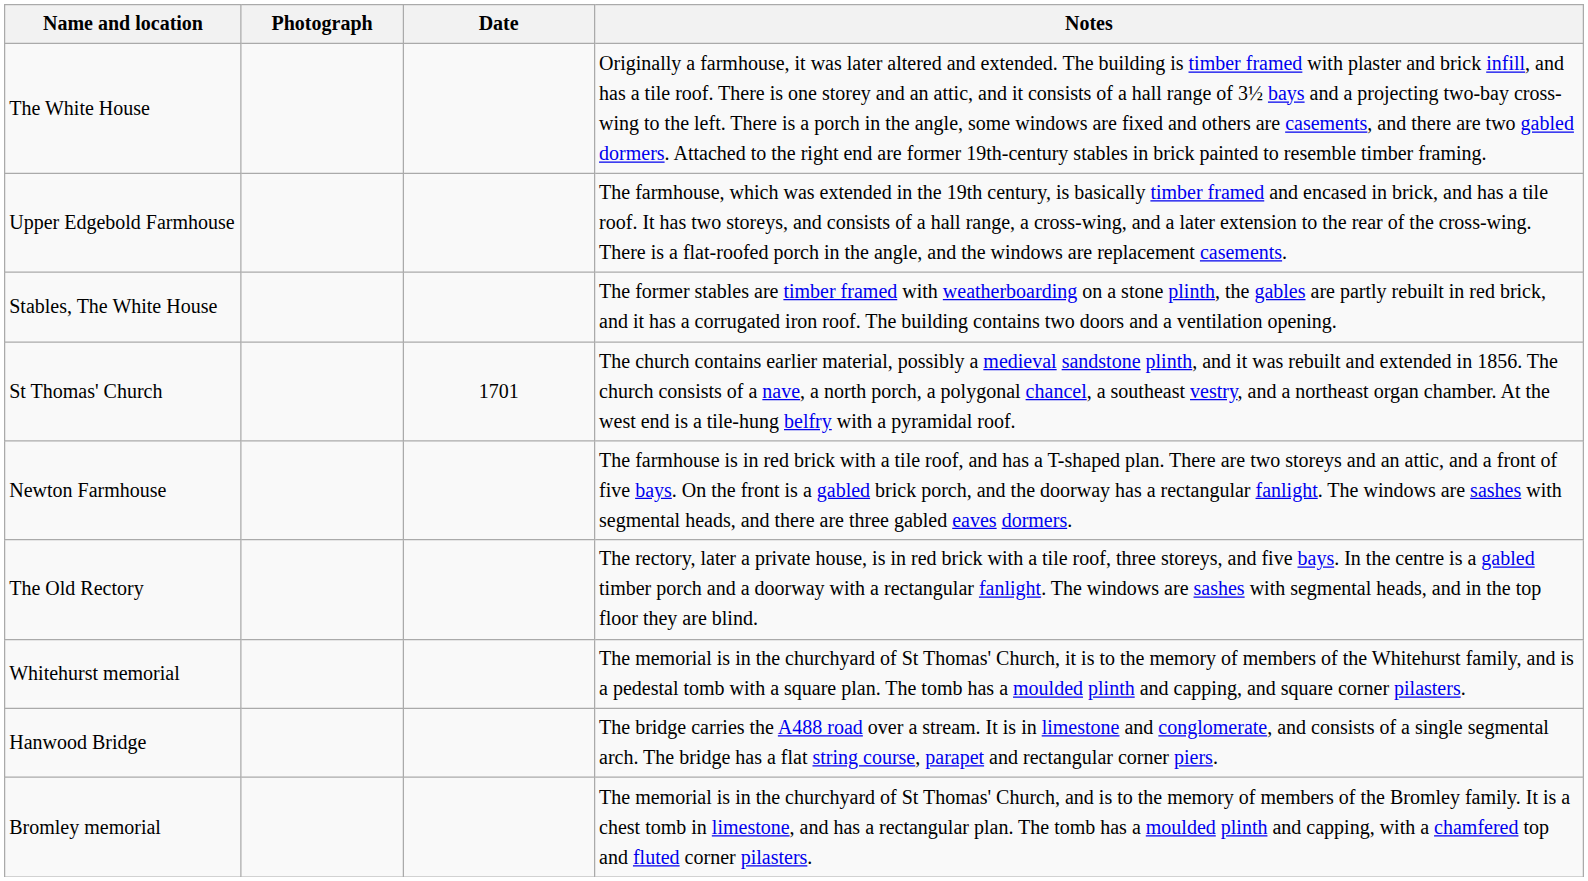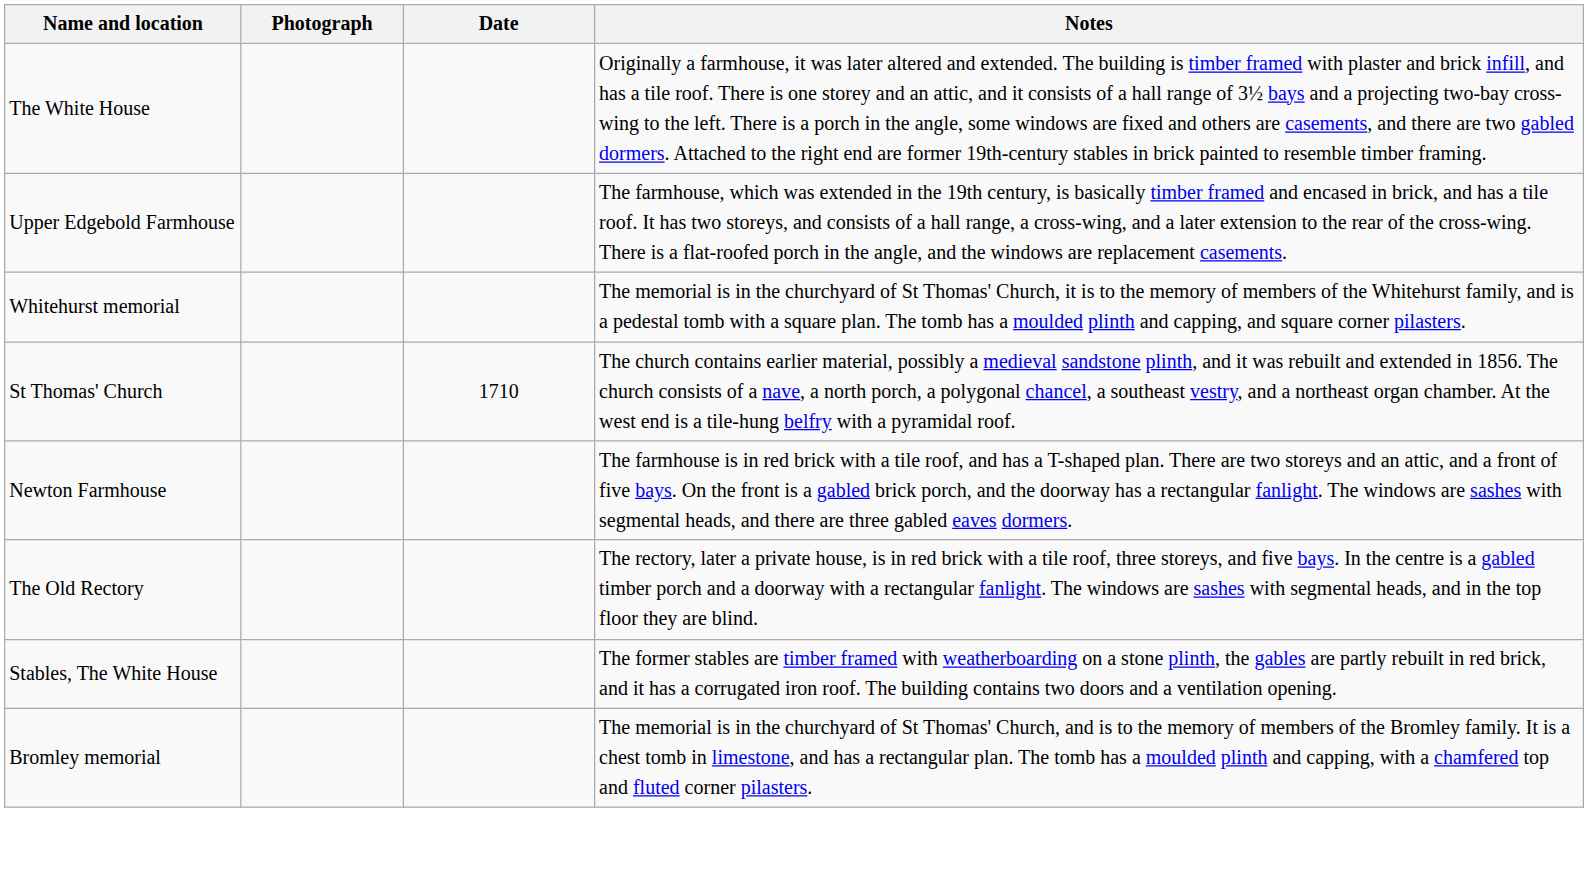rows swapped: (113, 306) <-> (94, 673)
(499, 390) 1701 -> (499, 390) 1710
- row: (78, 742)
